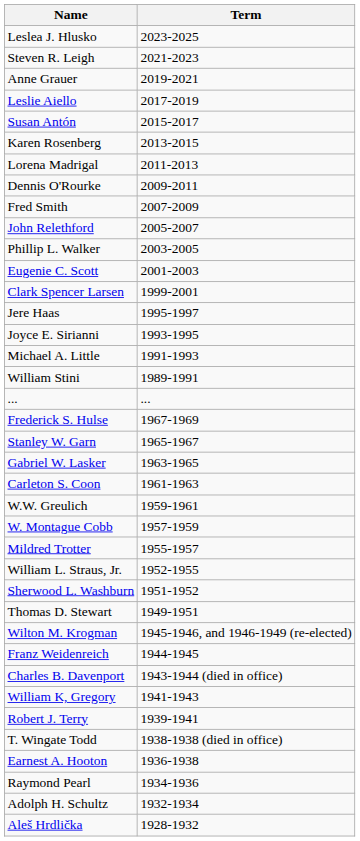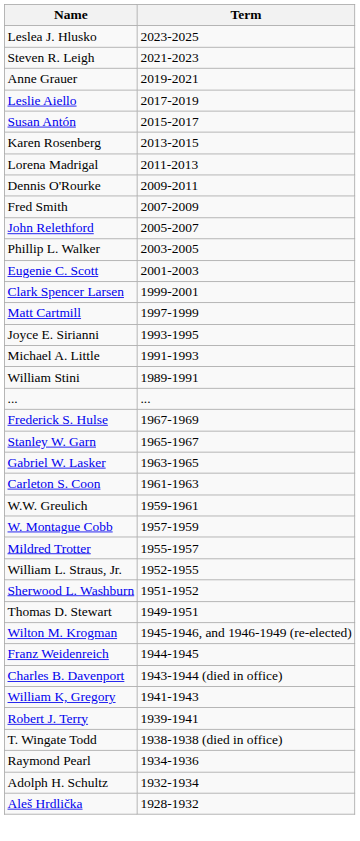+ row: (44, 313)
- row: (33, 313)
- row: (57, 761)
